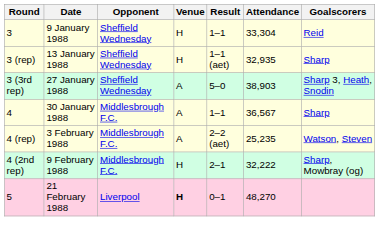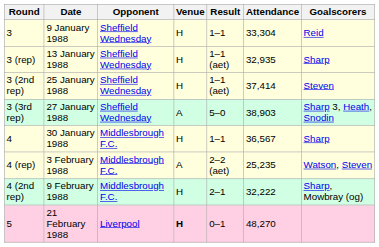+ row: (20, 86)
(179, 112) A -> (179, 139) H
